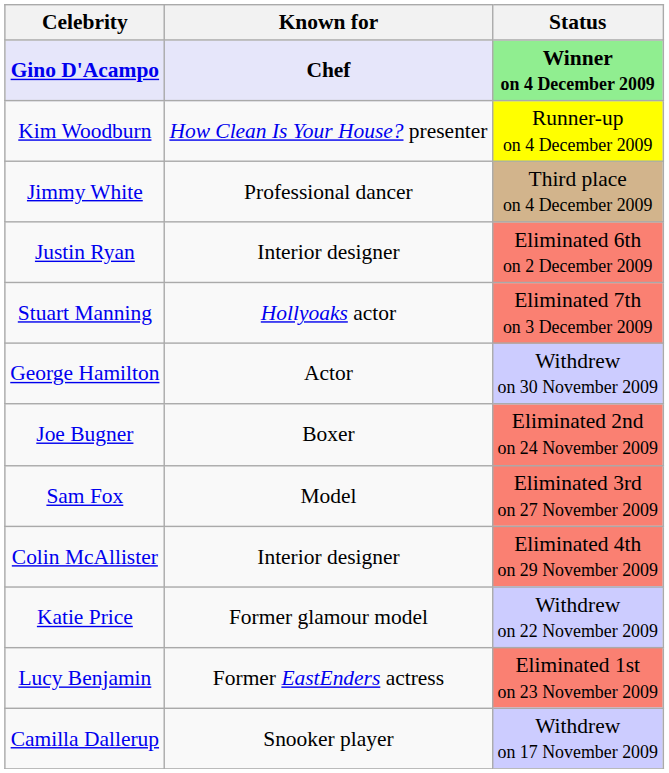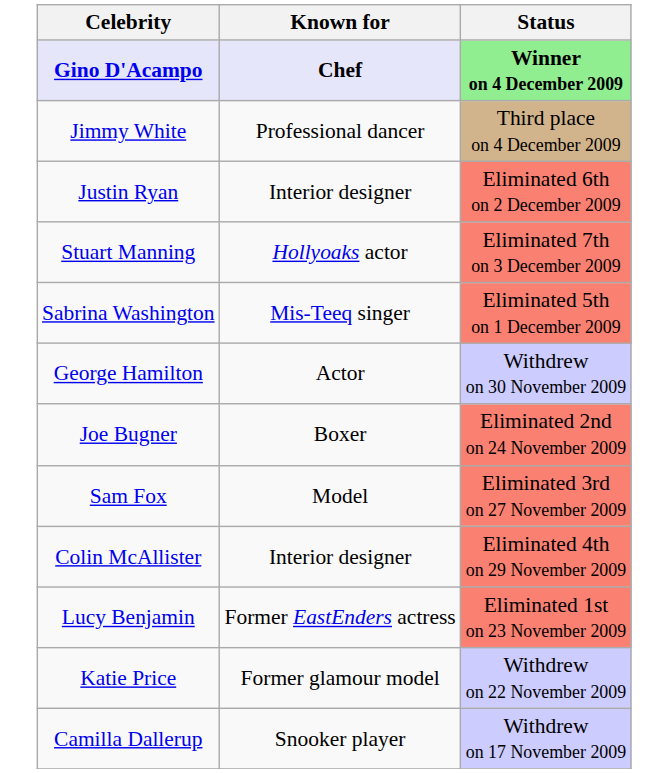- row: (85, 130)
+ row: (128, 313)
rows swapped: (85, 677) <-> (85, 616)
